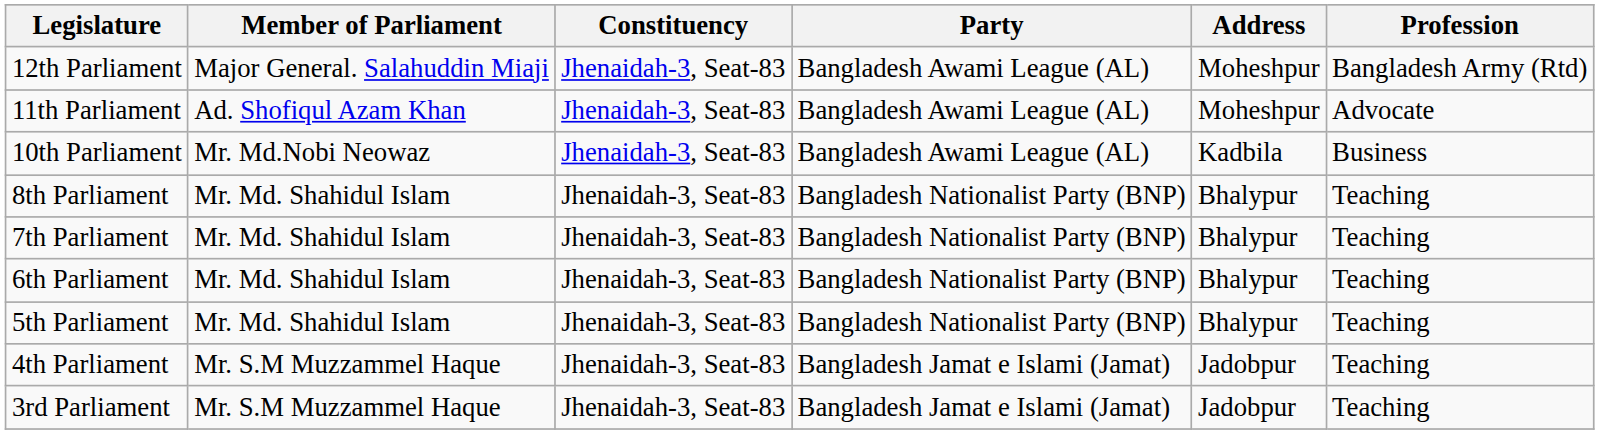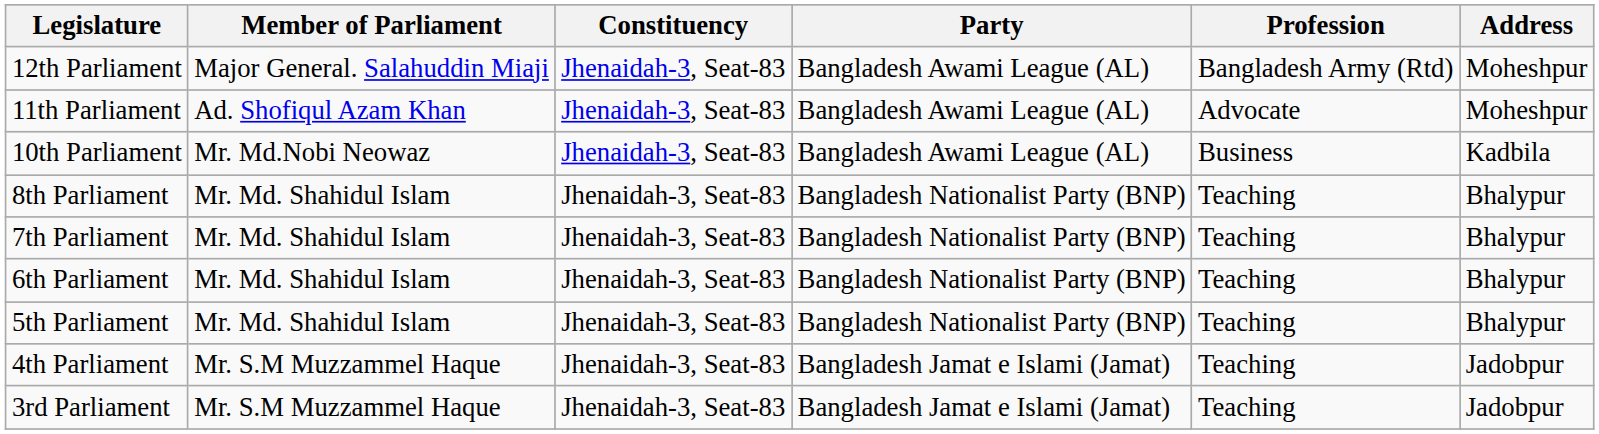columns swapped: (1460, 25) <-> (1259, 25)
